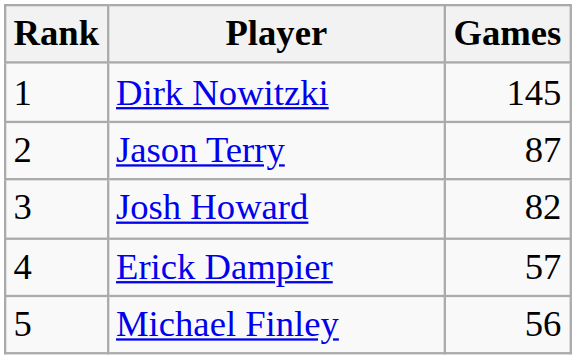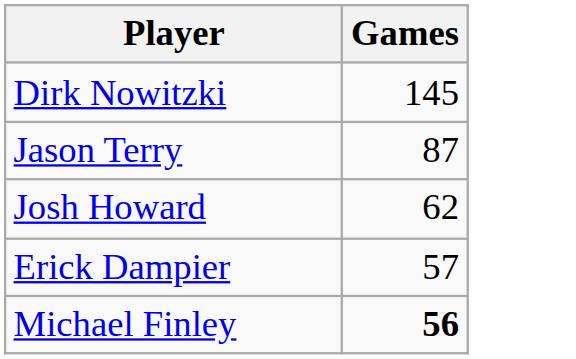- column: (56, 33)
(543, 207) 82 -> (441, 207) 62
(543, 324) normal -> (441, 324) bold
